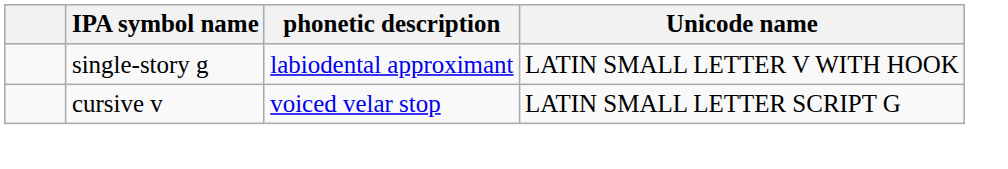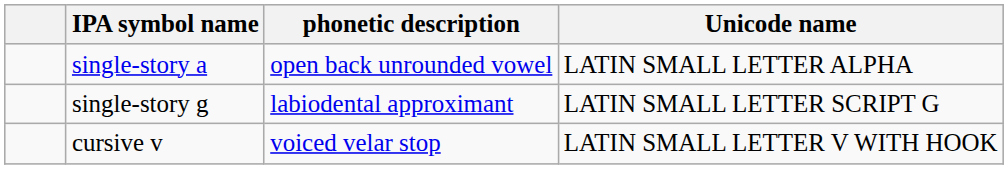+ row: (140, 63)
(742, 63) LATIN SMALL LETTER V WITH HOOK -> (752, 103) LATIN SMALL LETTER SCRIPT G
(713, 103) LATIN SMALL LETTER SCRIPT G -> (781, 143) LATIN SMALL LETTER V WITH HOOK
